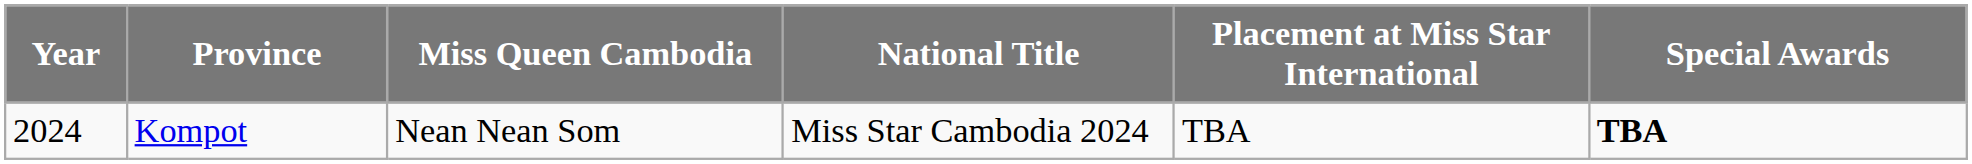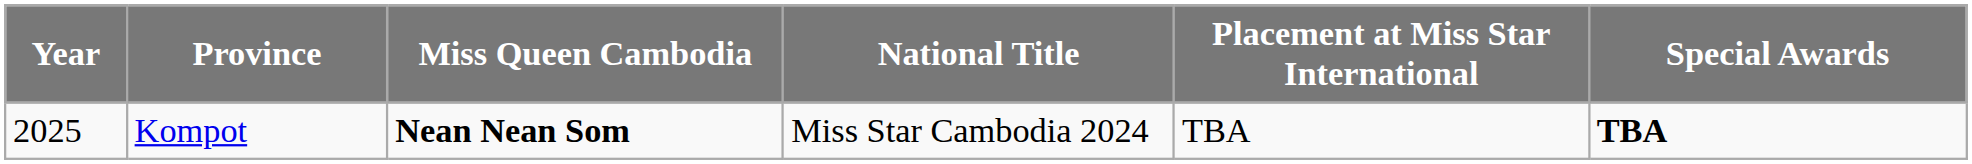(47, 130) 2024 -> (47, 130) 2025
(508, 130) normal -> (513, 130) bold
